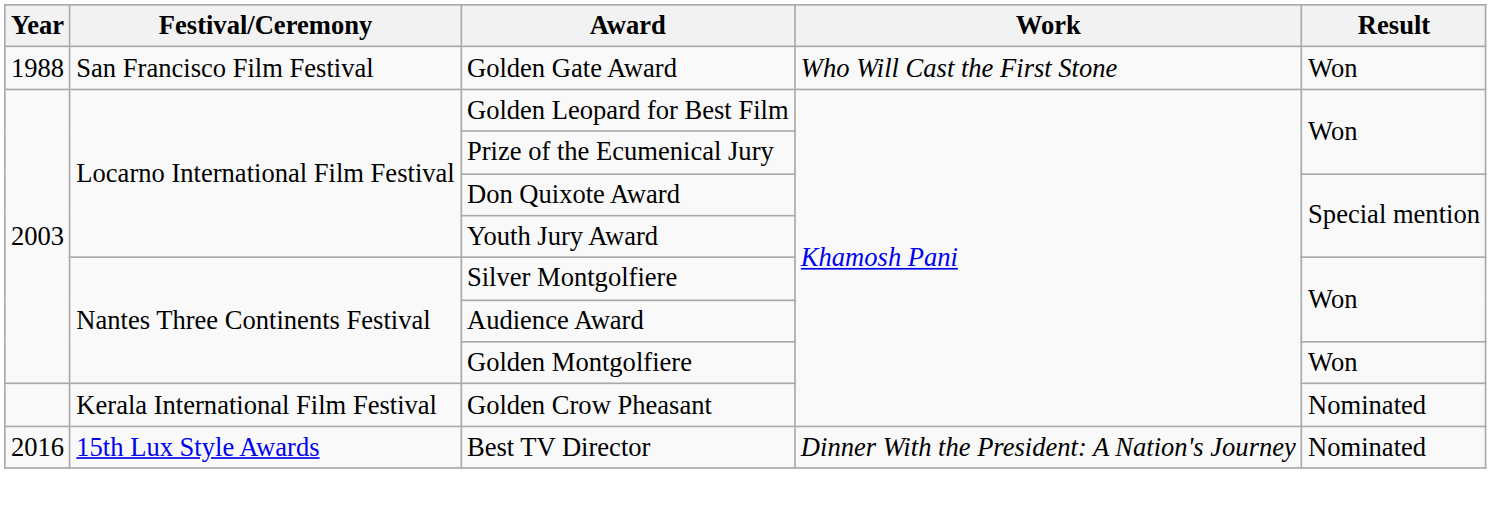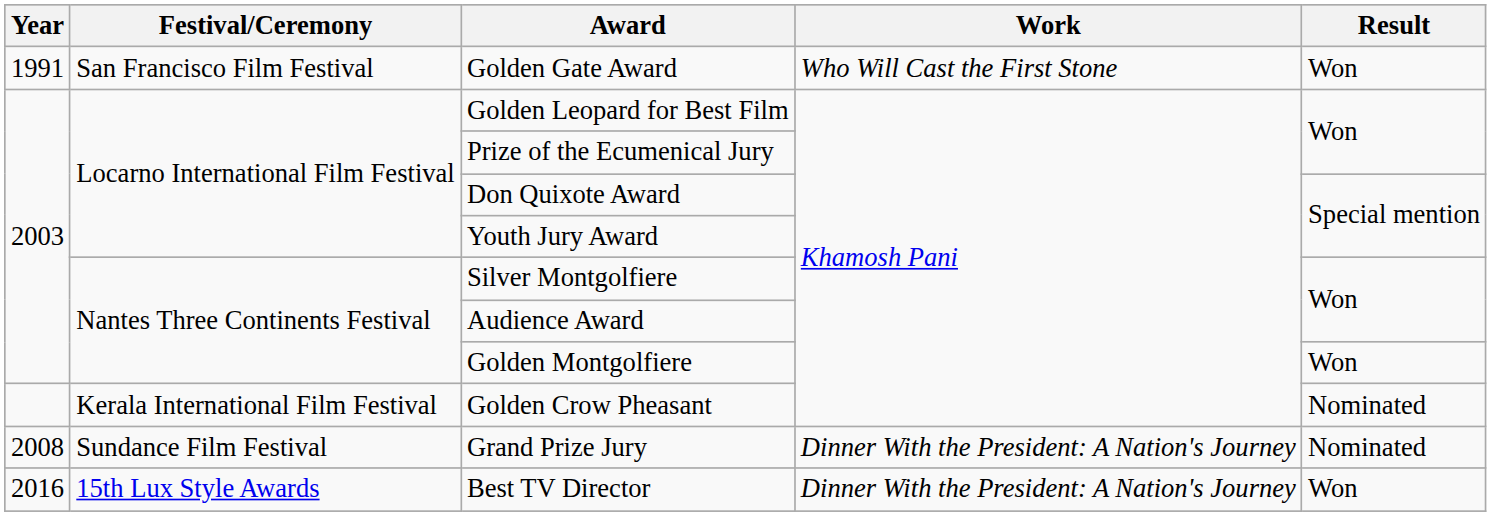(38, 67) 1988 -> (38, 67) 1991
+ row: (557, 446)
(1367, 446) Nominated -> (1333, 488) Won
